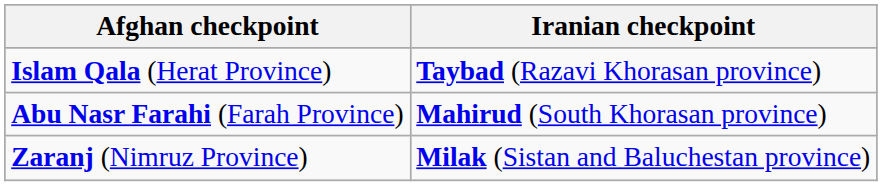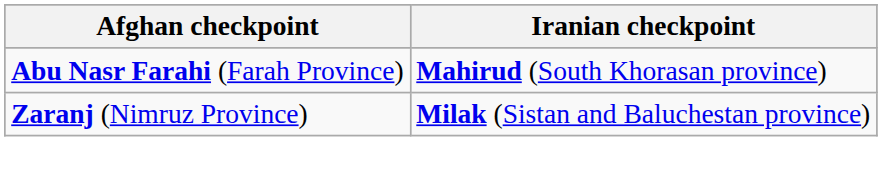- row: (171, 69)
